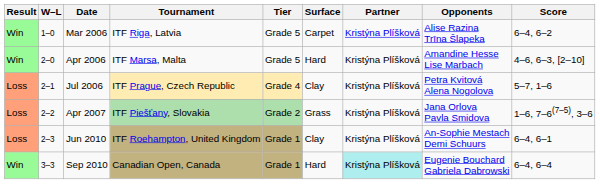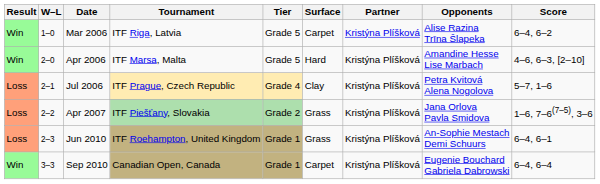(314, 139) Clay -> (318, 139) Grass
(315, 165) Hard -> (319, 165) Carpet
(382, 165) paleturquoise background -> (382, 165) no background
